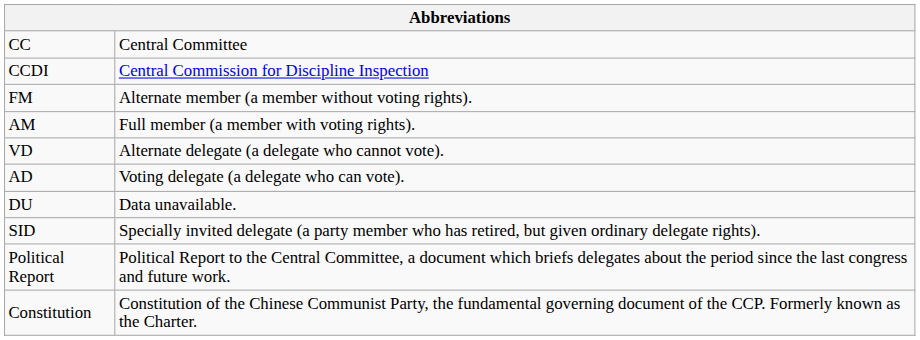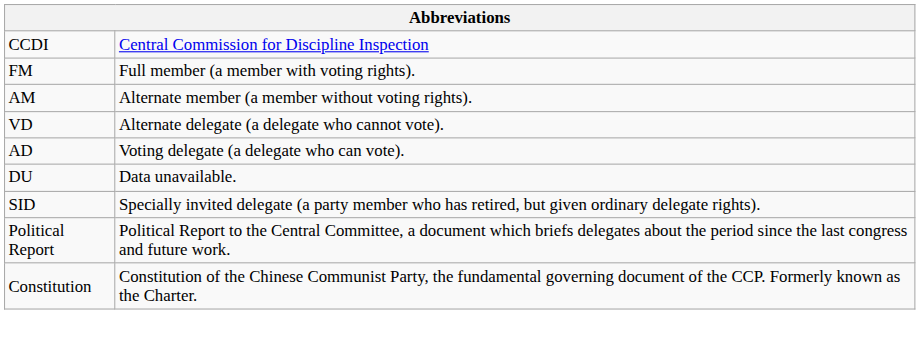- row: (20, 44)
(296, 97) Alternate member (a member without voting rights). -> (267, 71) Full member (a member with voting rights).
(267, 124) Full member (a member with voting rights). -> (296, 97) Alternate member (a member without voting rights).
